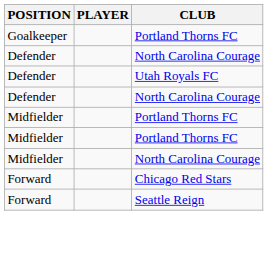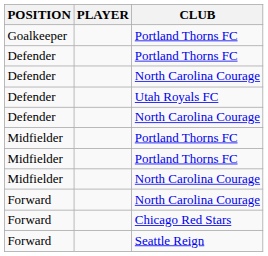+ row: (31, 55)
+ row: (29, 199)
